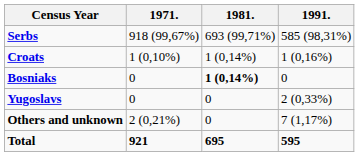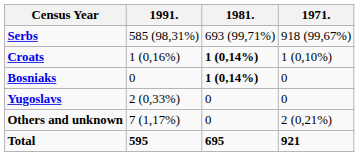columns swapped: (316, 15) <-> (164, 15)
(231, 57) normal -> (232, 57) bold
